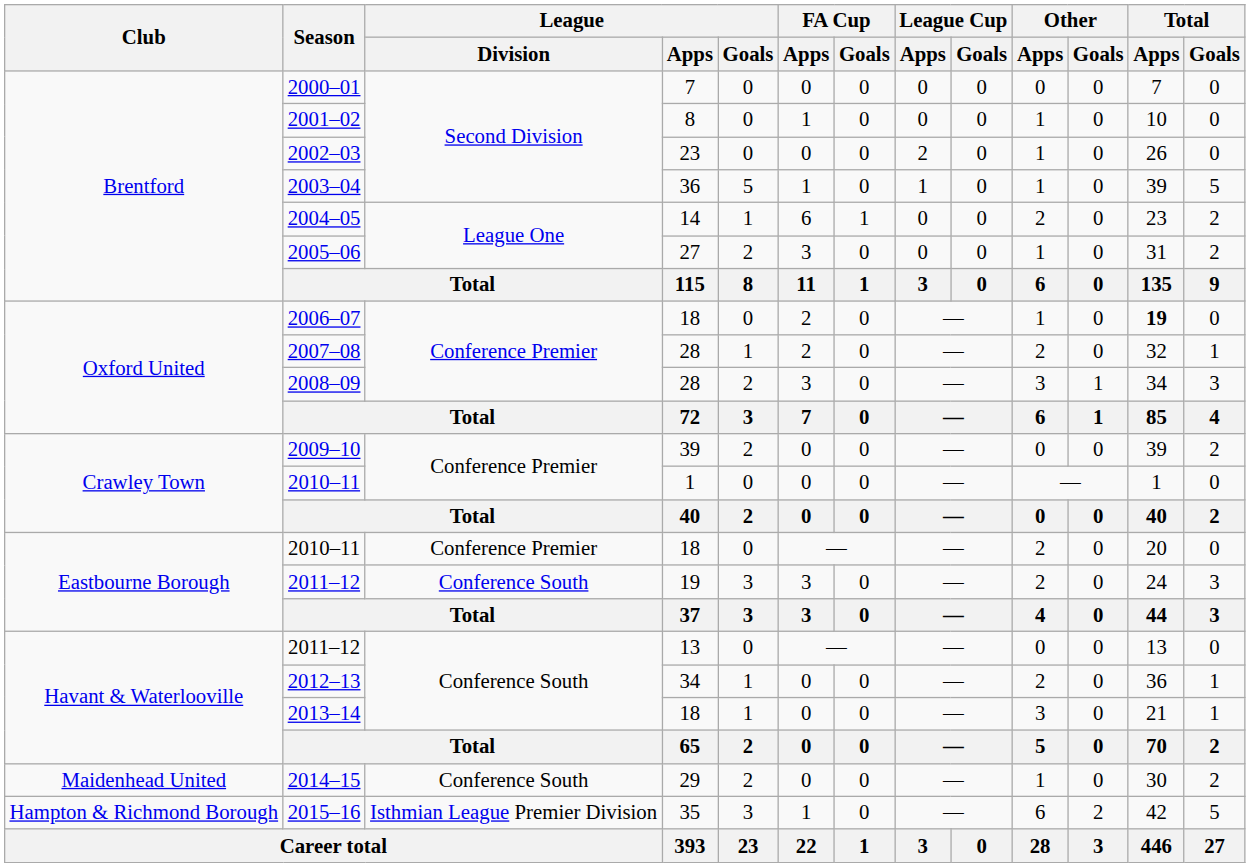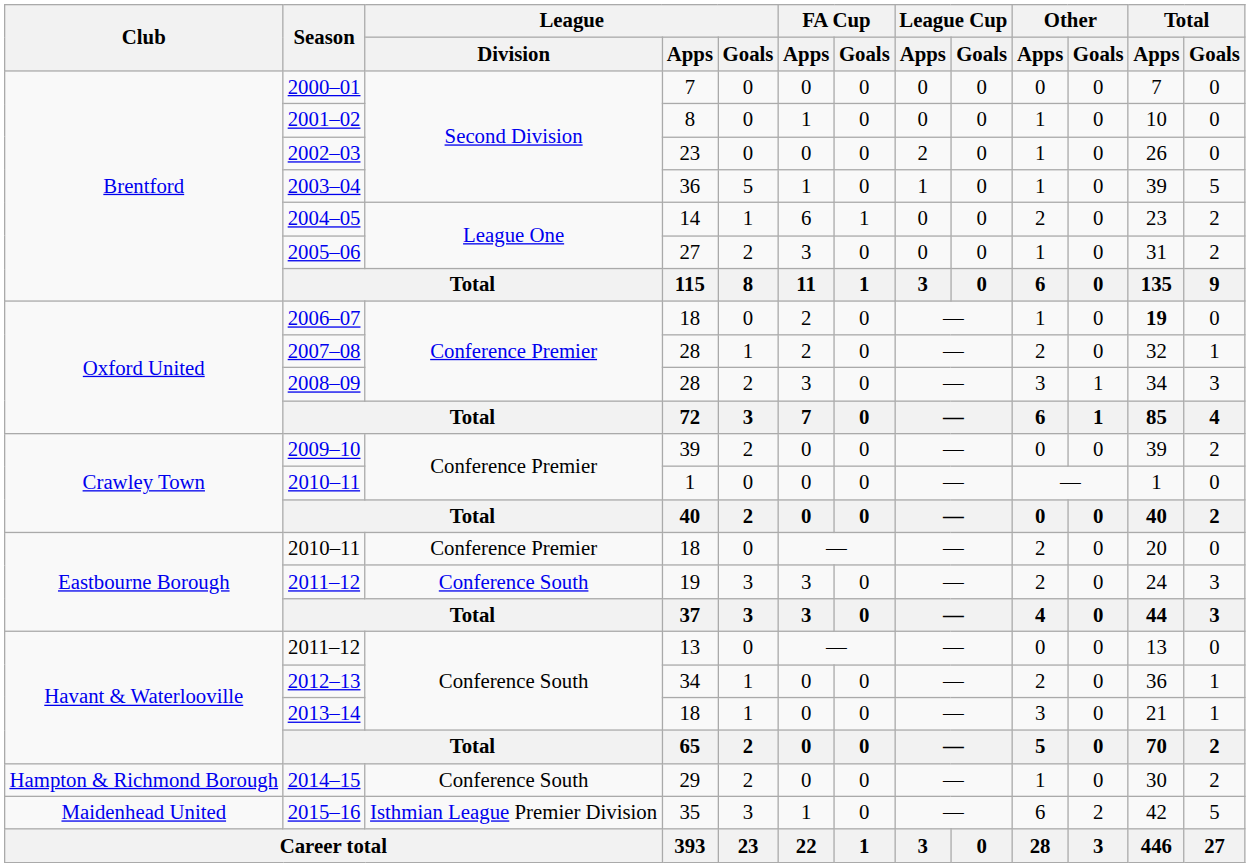(144, 779) Maidenhead United -> (144, 779) Hampton & Richmond Borough
(144, 812) Hampton & Richmond Borough -> (144, 812) Maidenhead United
